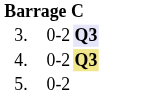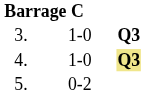(58, 35) 0-2 -> (80, 35) 1-0
(86, 35) lavender background -> (129, 35) no background
(58, 60) 0-2 -> (80, 60) 1-0
